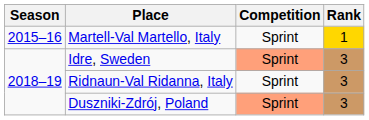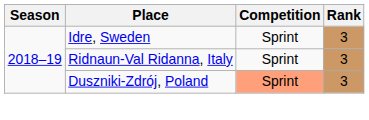- row: (144, 37)
(280, 59) lightsalmon background -> (280, 37) no background
